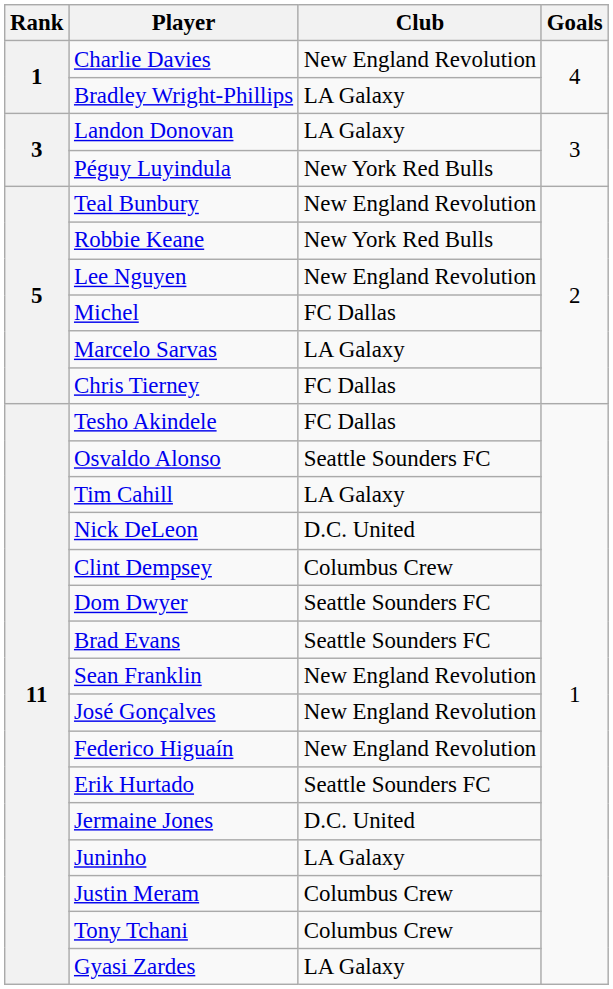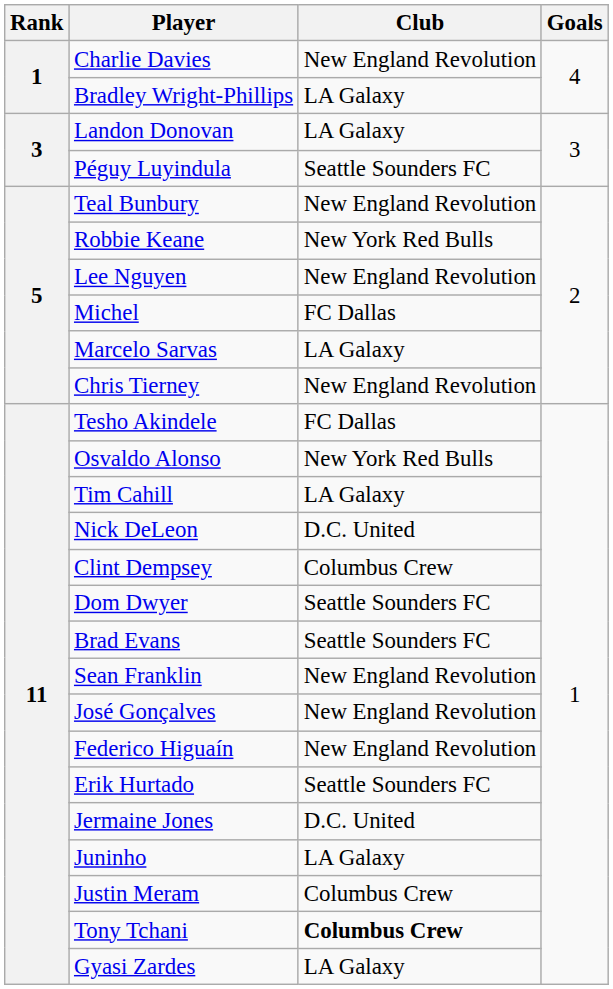(398, 167) New York Red Bulls -> (397, 167) Seattle Sounders FC
(350, 385) FC Dallas -> (420, 385) New England Revolution
(397, 458) Seattle Sounders FC -> (398, 458) New York Red Bulls
(378, 929) normal -> (383, 929) bold
